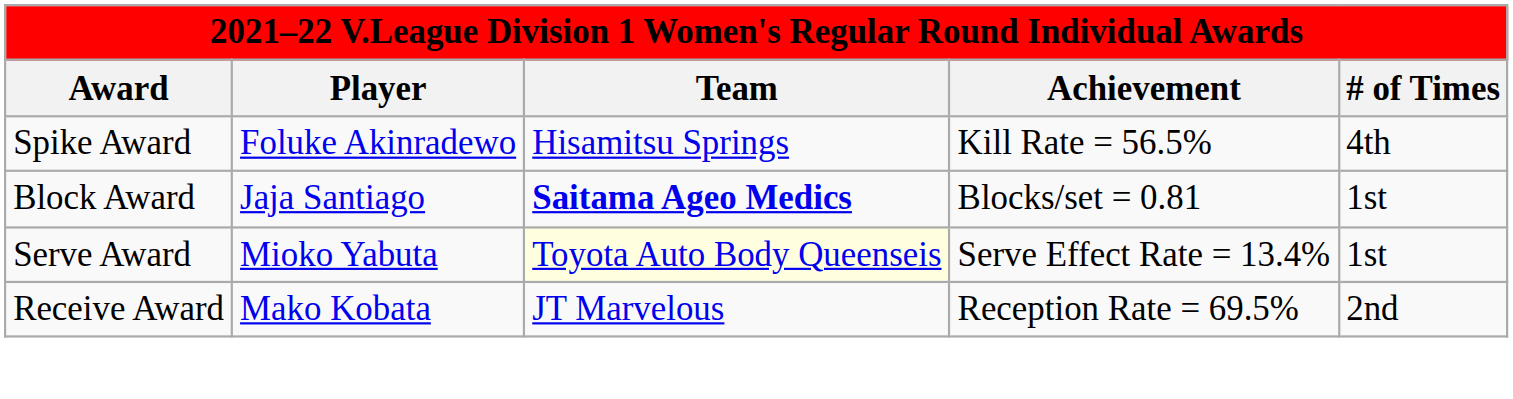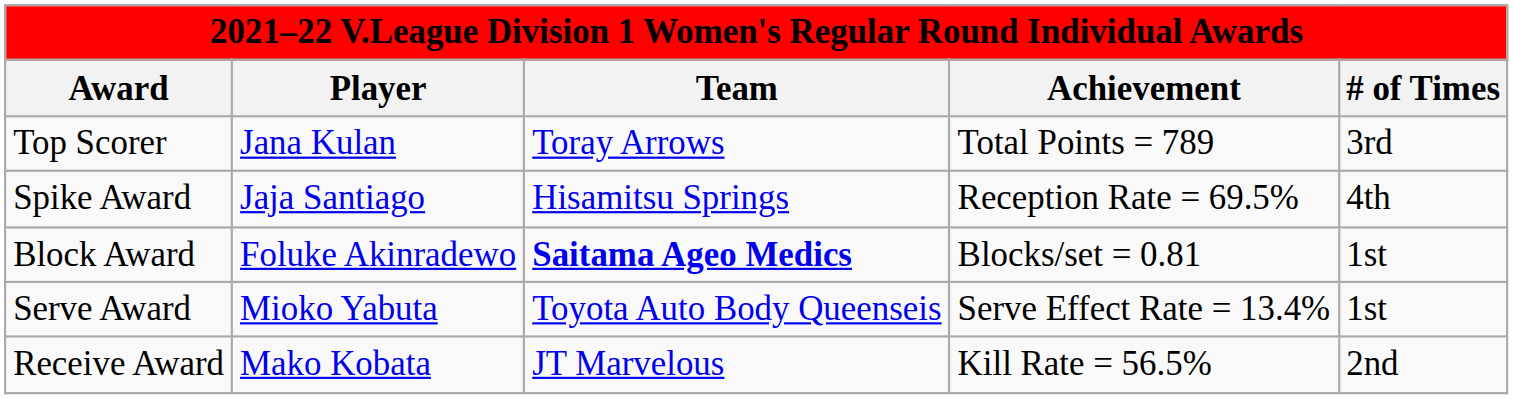+ row: (90, 142)
(378, 142) Foluke Akinradewo -> (333, 198) Jaja Santiago
(1085, 142) Kill Rate = 56.5% -> (1128, 198) Reception Rate = 69.5%
(333, 198) Jaja Santiago -> (378, 253) Foluke Akinradewo
(737, 253) lightyellow background -> (737, 308) no background
(1128, 308) Reception Rate = 69.5% -> (1085, 364) Kill Rate = 56.5%
